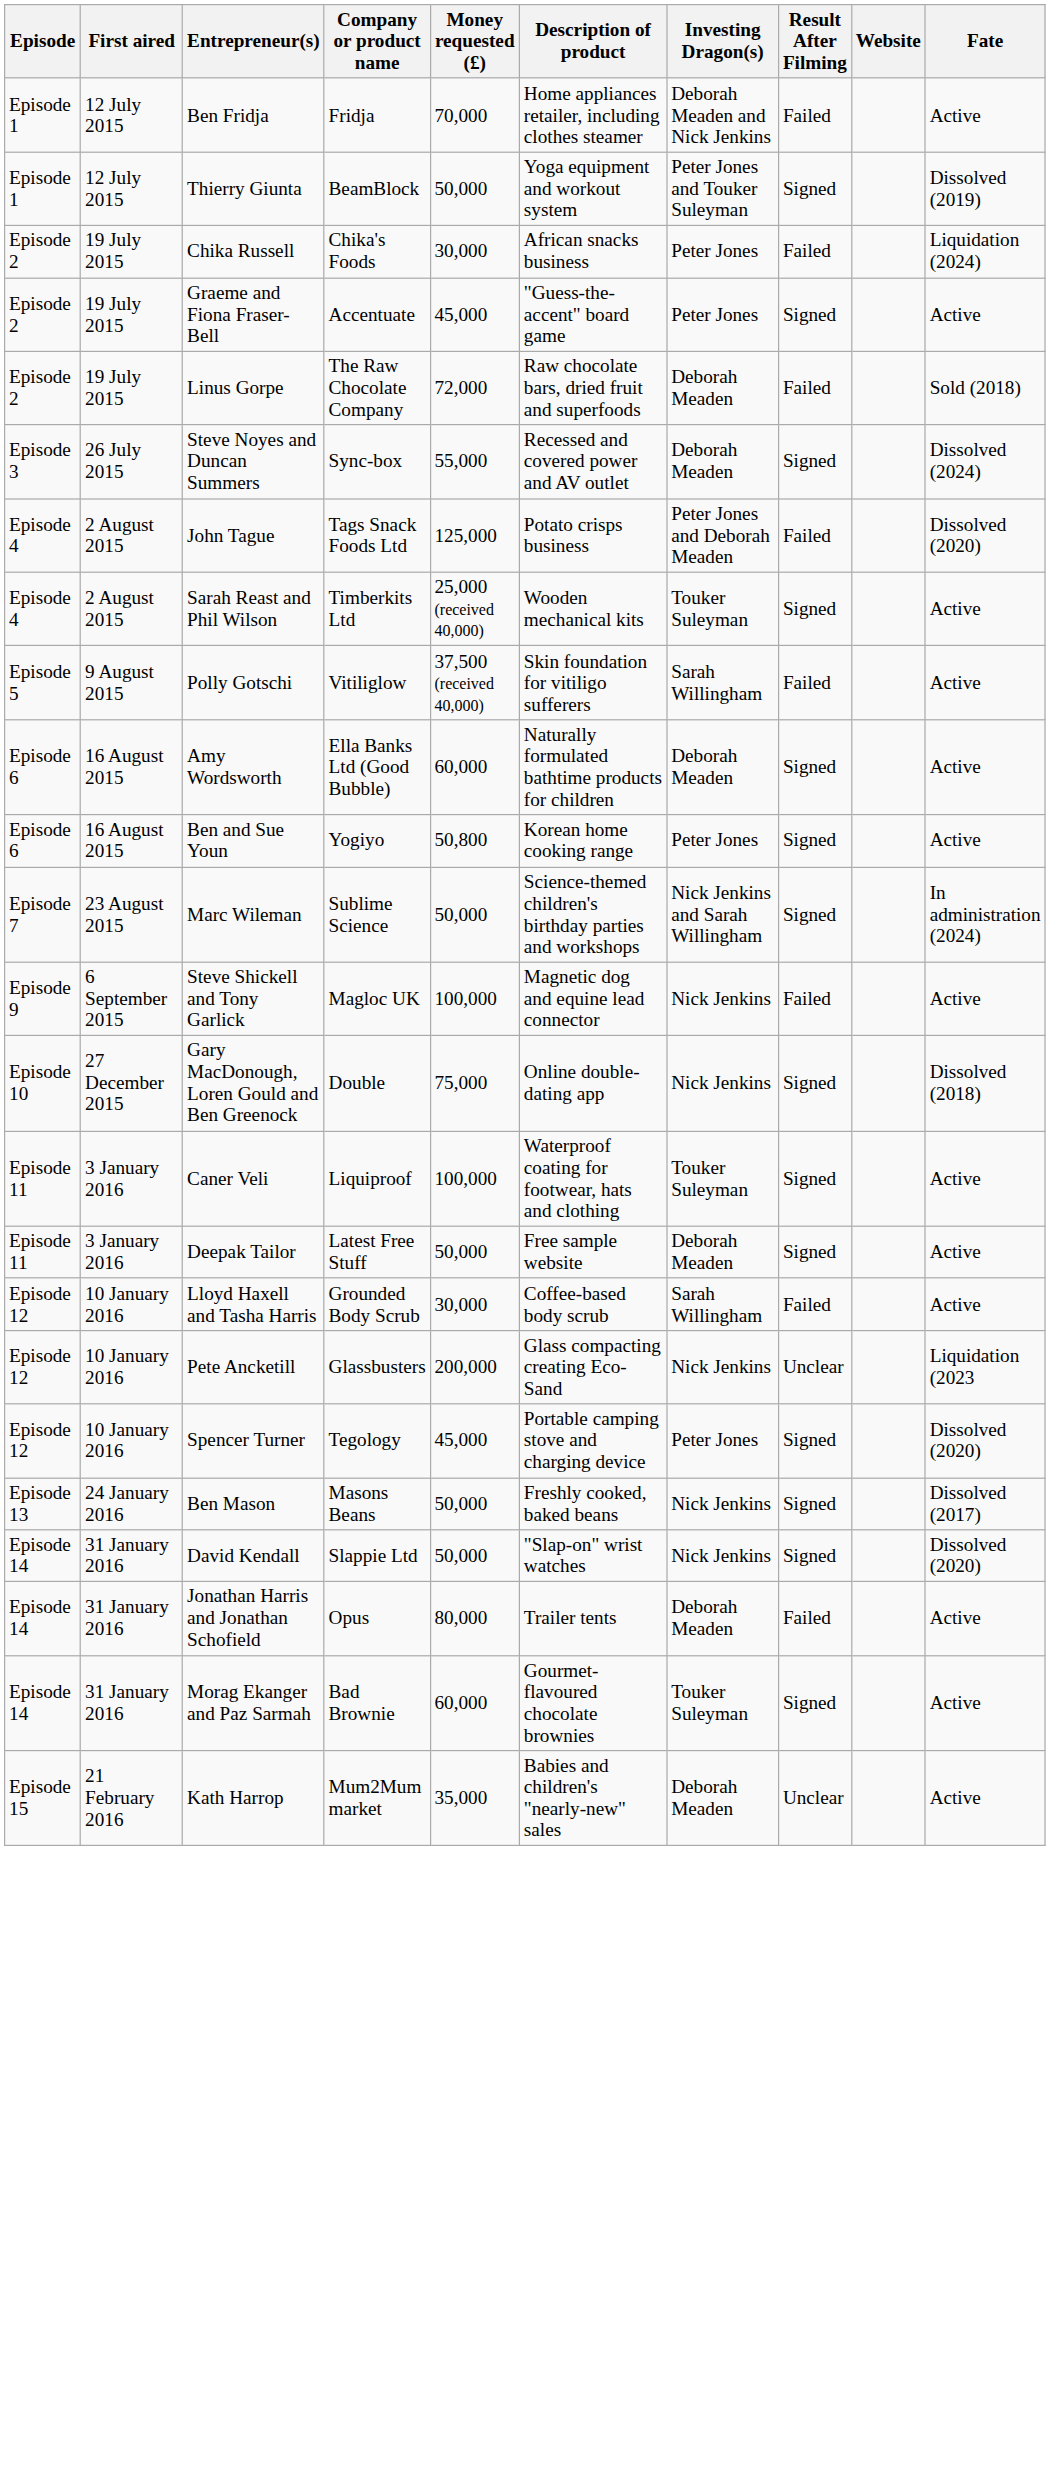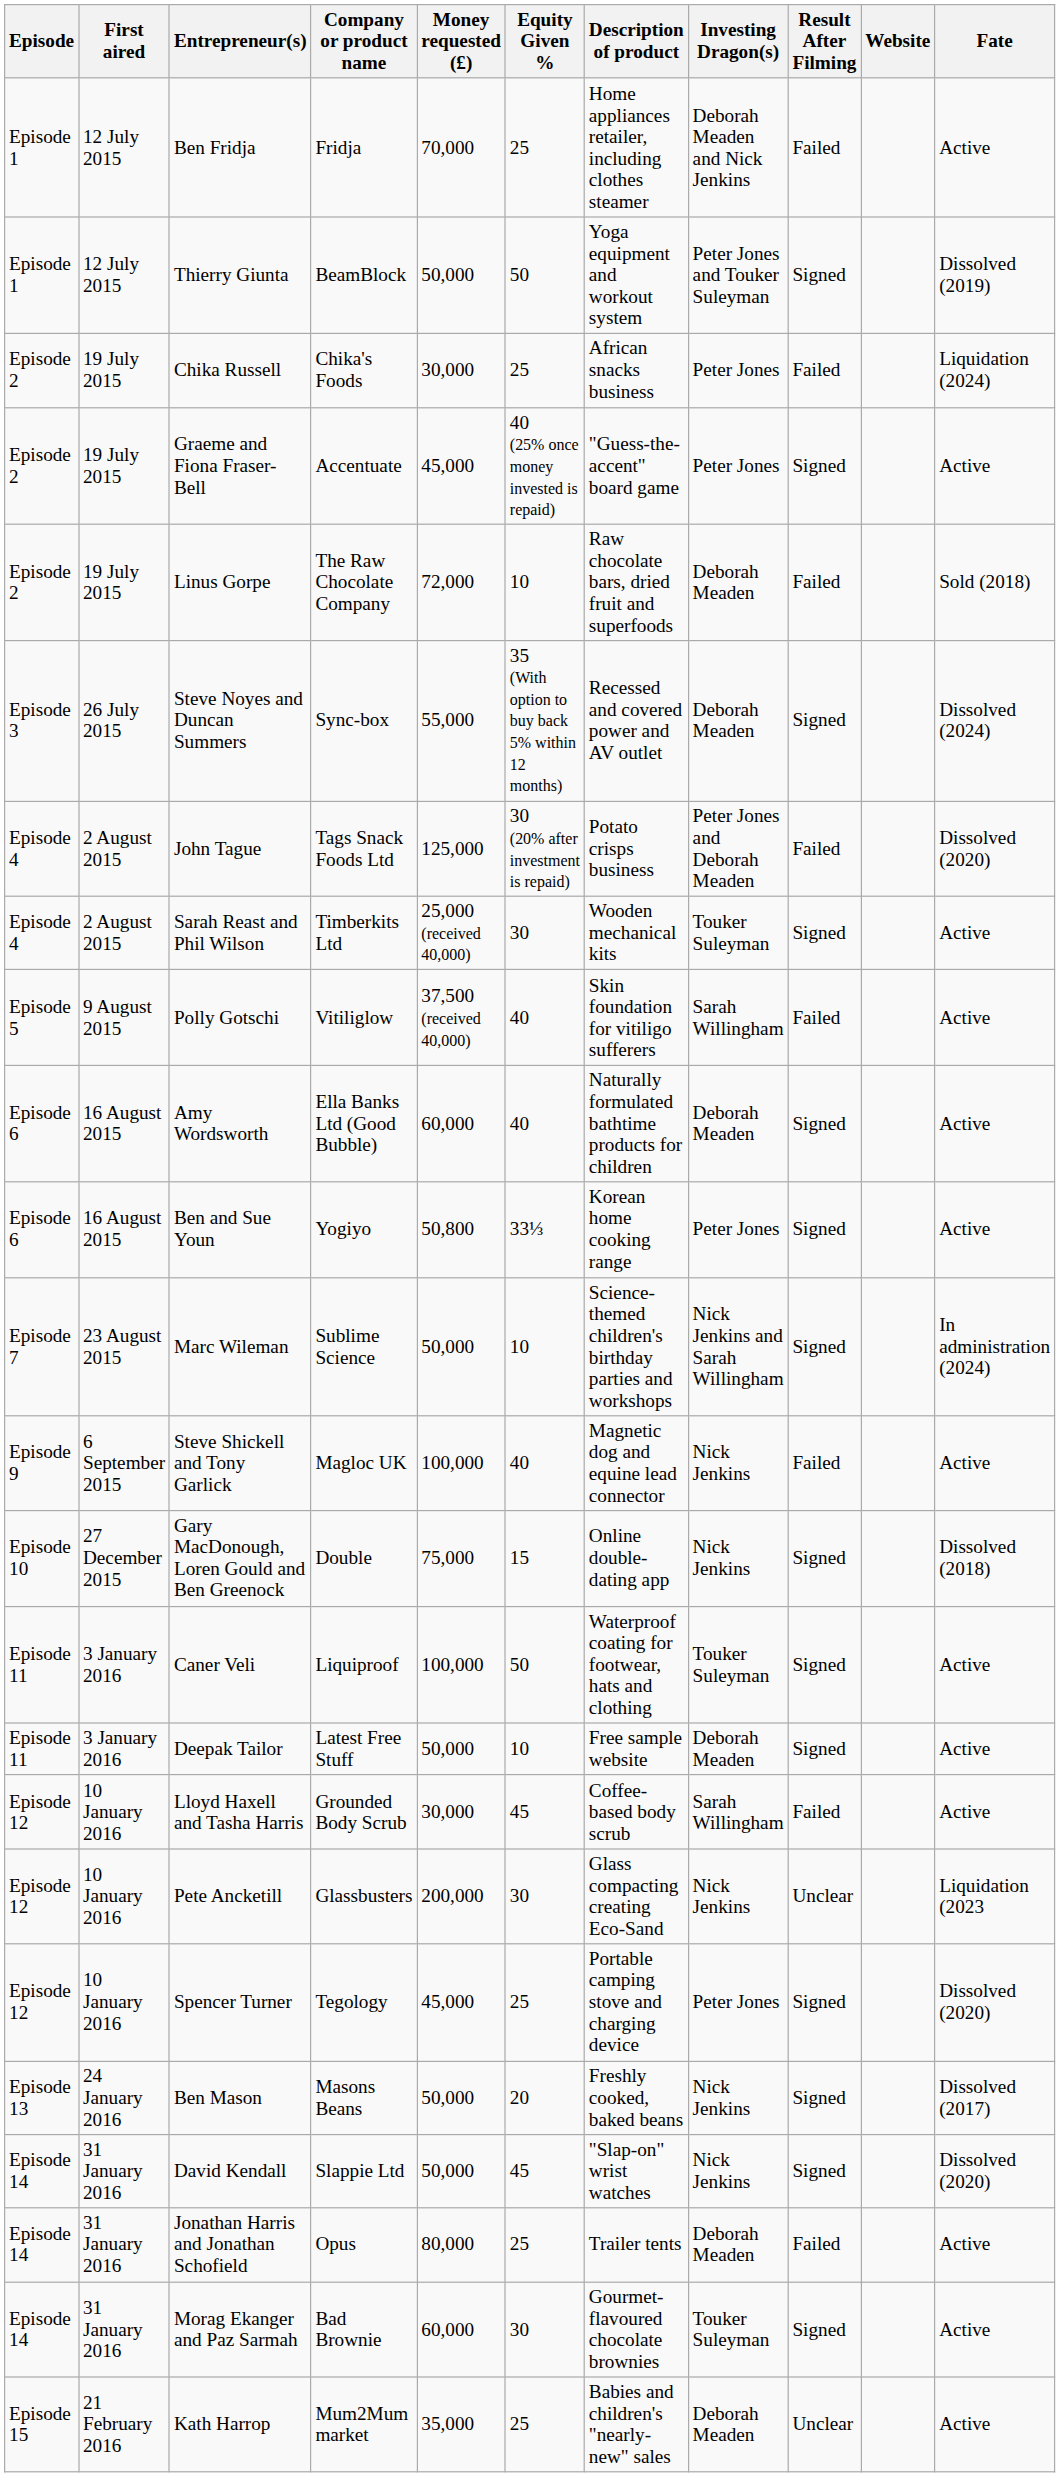+ column: (545, 41)
